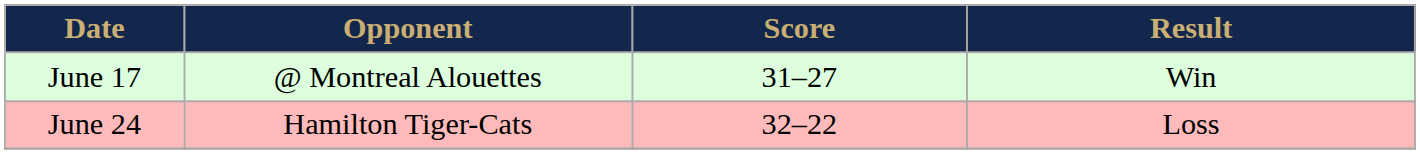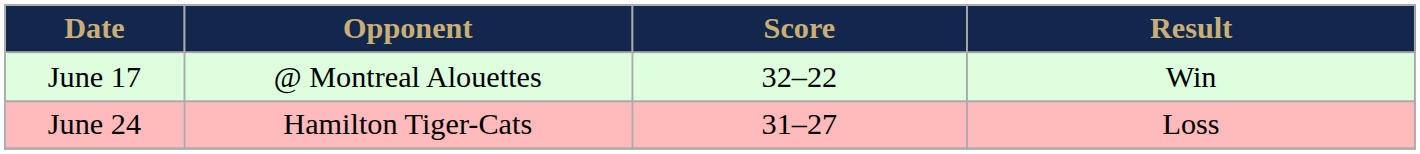(799, 76) 31–27 -> (799, 76) 32–22
(799, 124) 32–22 -> (799, 124) 31–27
